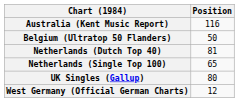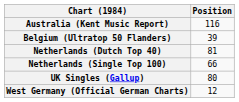(212, 38) 50 -> (212, 38) 39
(212, 64) 65 -> (212, 64) 66
